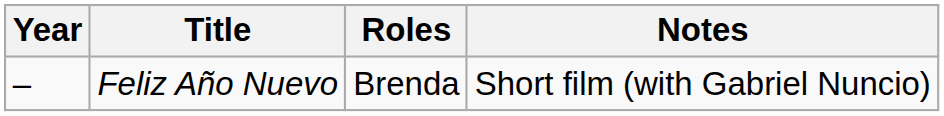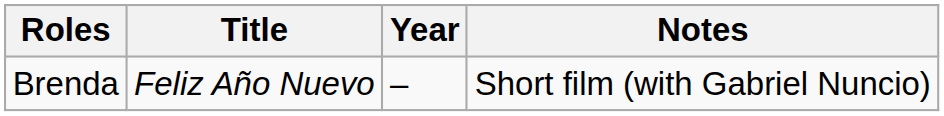columns swapped: (47, 30) <-> (406, 30)
